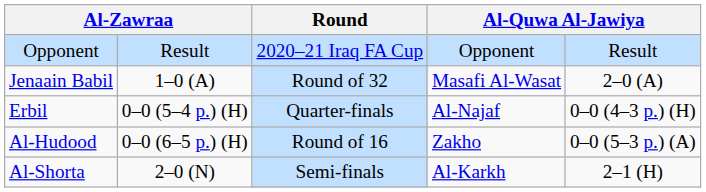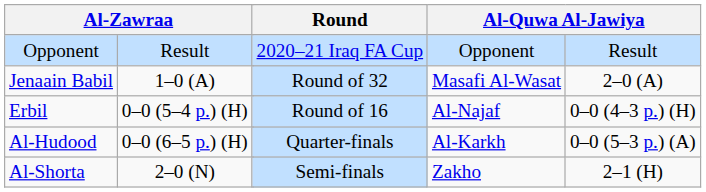(340, 111) Quarter-finals -> (340, 111) Round of 16
(340, 141) Round of 16 -> (340, 141) Quarter-finals
(456, 141) Zakho -> (469, 141) Al-Karkh
(469, 171) Al-Karkh -> (456, 171) Zakho
